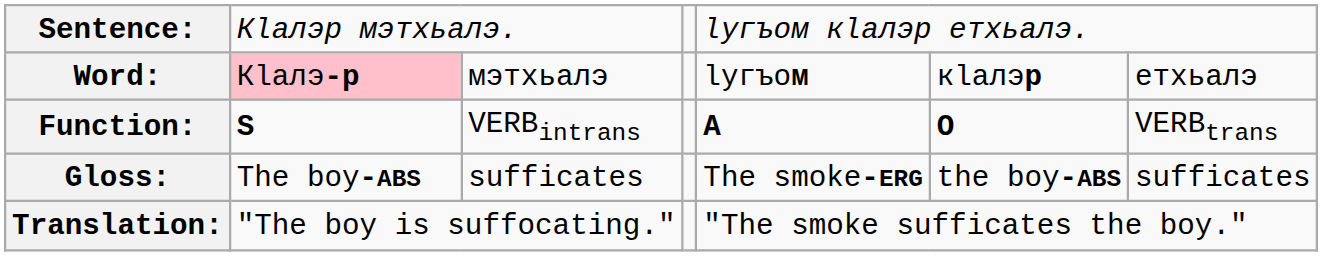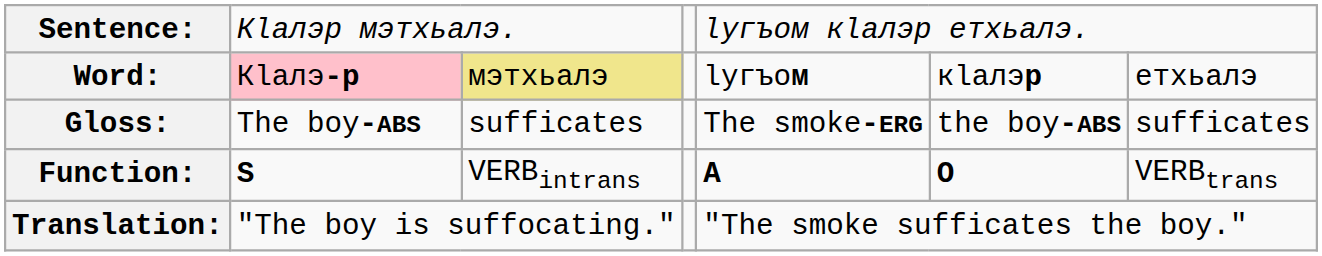(538, 77) no background -> (538, 77) khaki background
rows swapped: (117, 178) <-> (117, 127)
